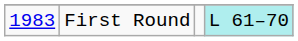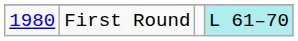(32, 20) 1983 -> (32, 20) 1980
